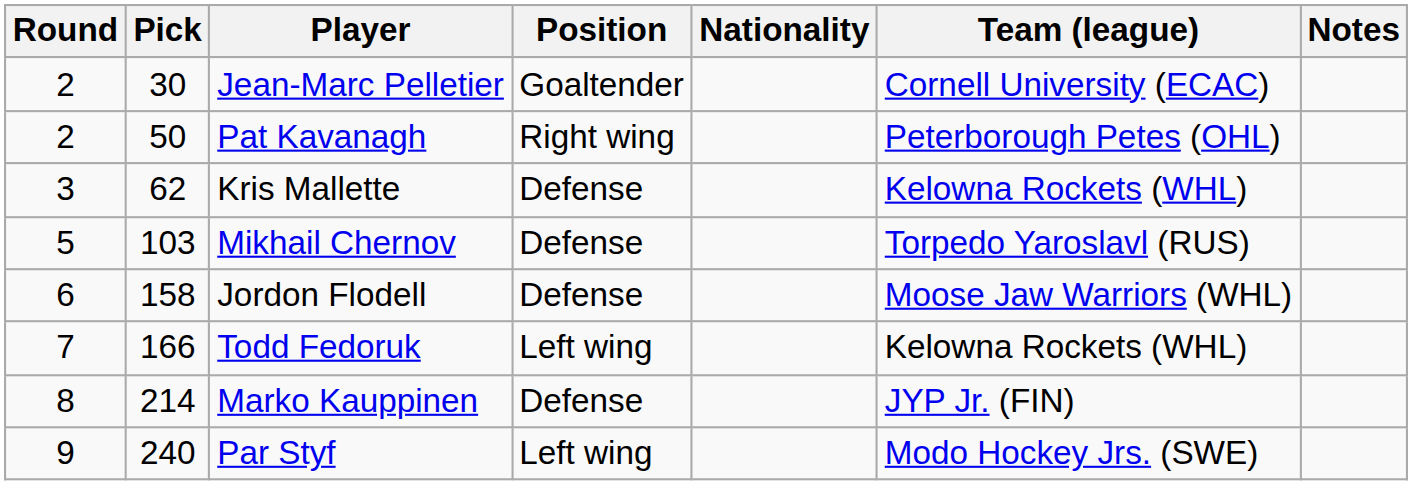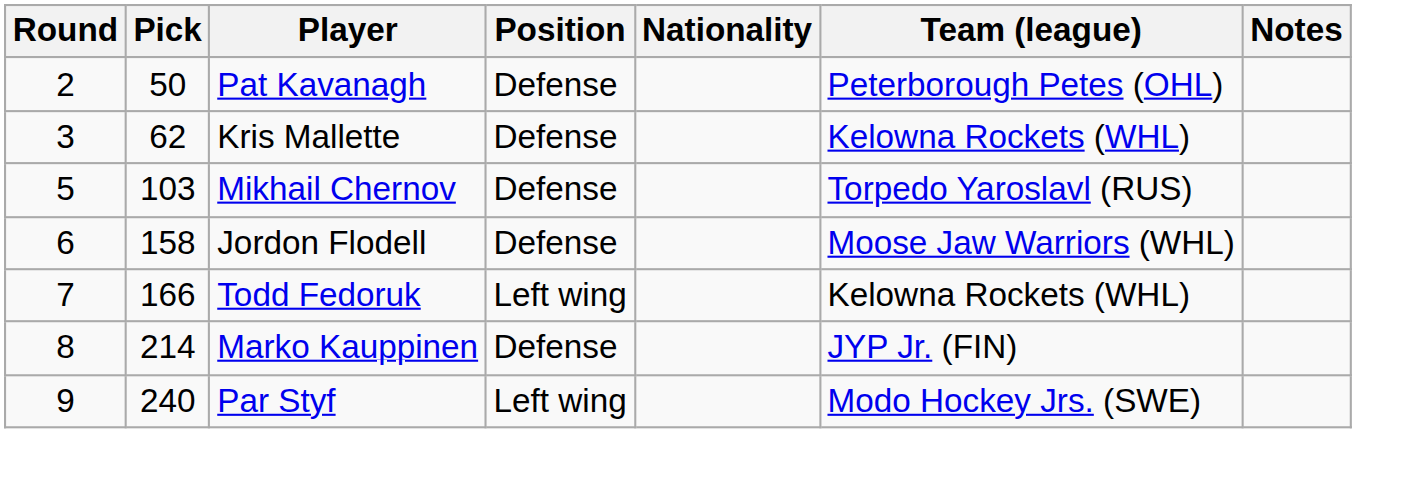- row: (361, 83)
(597, 136) Right wing -> (555, 83) Defense
